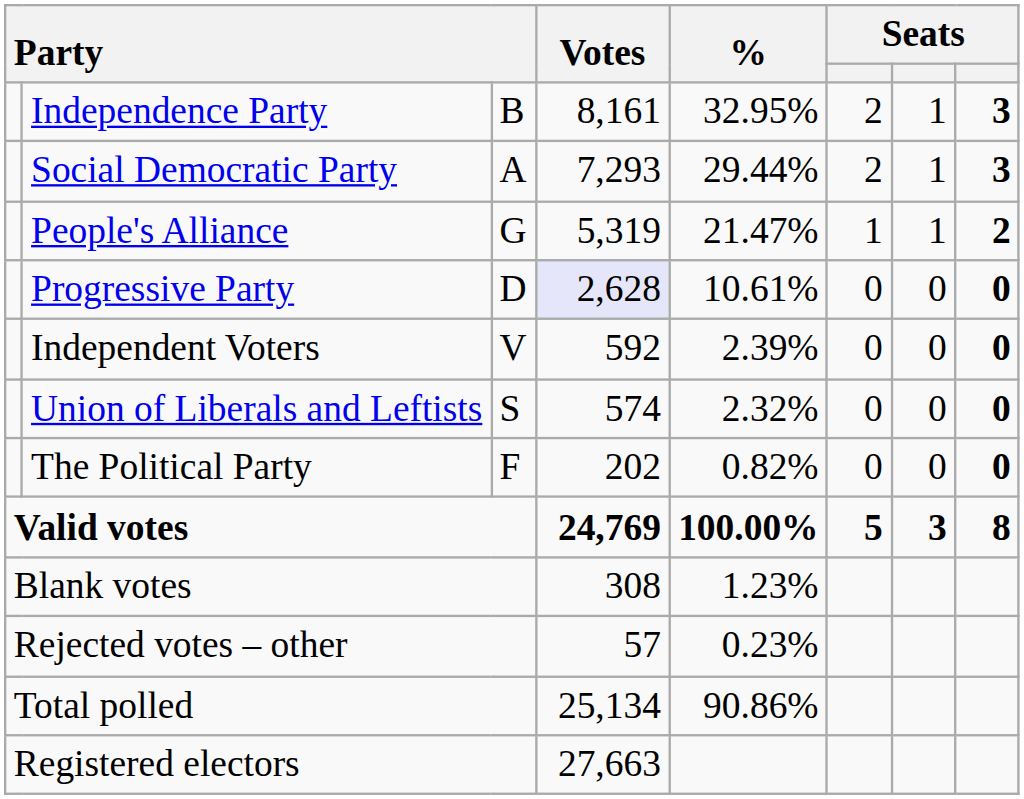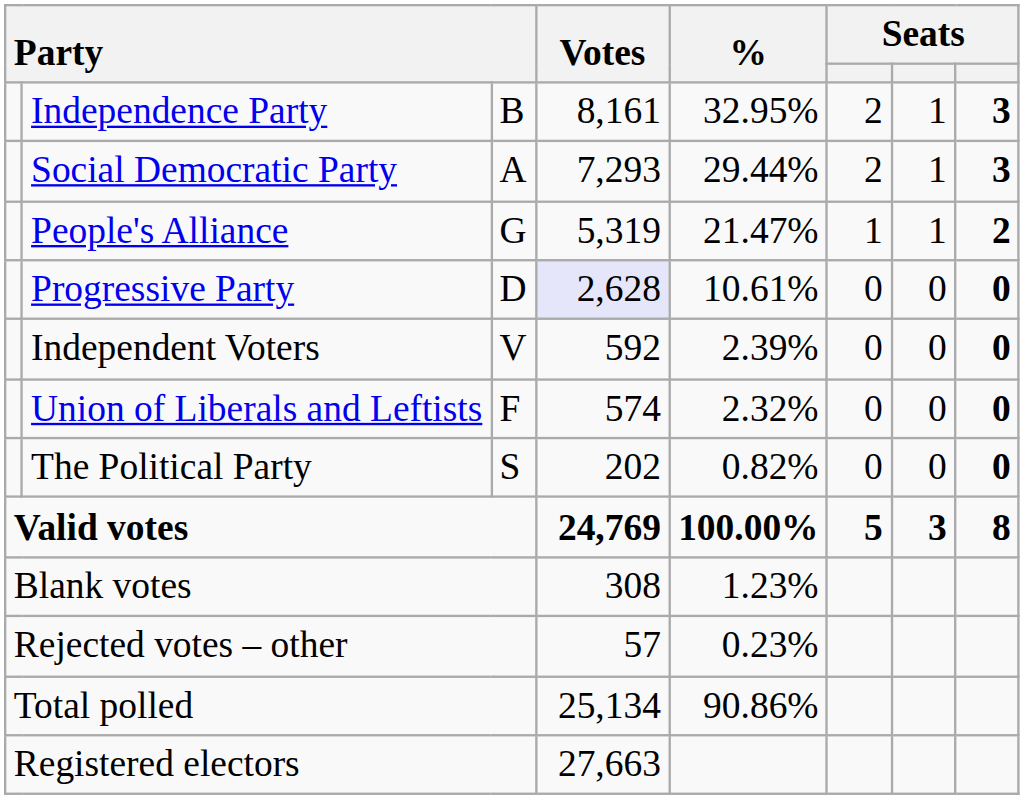(510, 407) S -> (510, 407) F
(510, 467) F -> (510, 467) S
